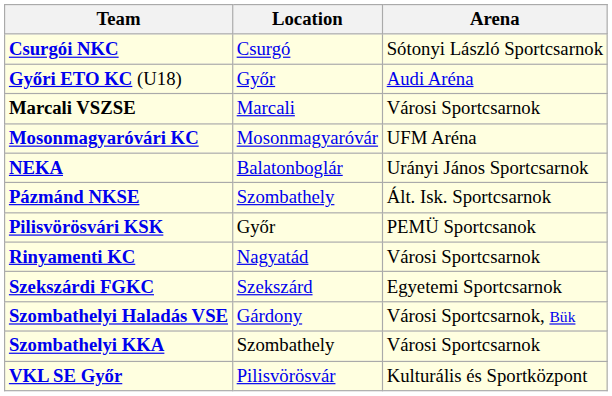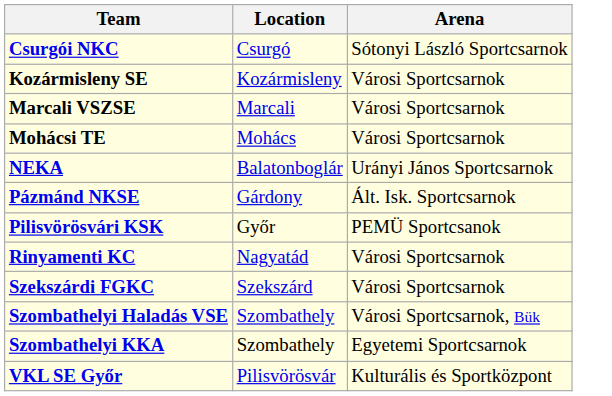- row: (95, 78)
+ row: (78, 78)
+ row: (57, 138)
- row: (104, 138)
(286, 197) Szombathely -> (269, 197) Gárdony
(474, 286) Egyetemi Sportcsarnok -> (428, 286) Városi Sportcsarnok
(269, 316) Gárdony -> (286, 316) Szombathely
(463, 345) Városi Sportcsarnok -> (439, 345) Egyetemi Sportcsarnok
